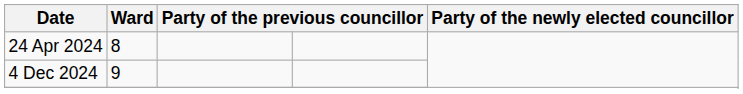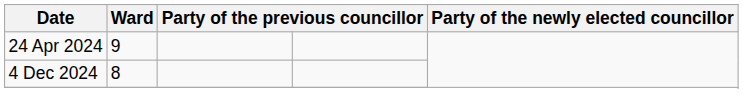(116, 45) 8 -> (116, 45) 9
(116, 73) 9 -> (116, 73) 8
